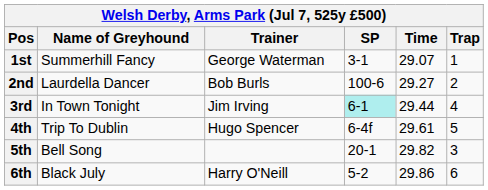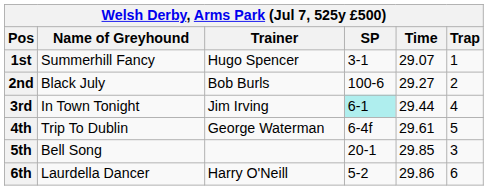(266, 60) George Waterman -> (253, 60) Hugo Spencer
(95, 83) Laurdella Dancer -> (73, 83) Black July
(253, 128) Hugo Spencer -> (266, 128) George Waterman
(417, 151) 29.82 -> (417, 151) 29.85
(73, 173) Black July -> (95, 173) Laurdella Dancer
